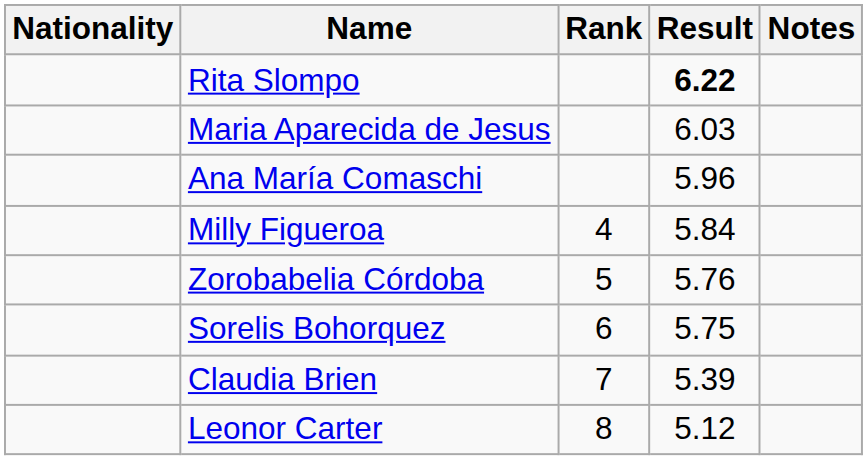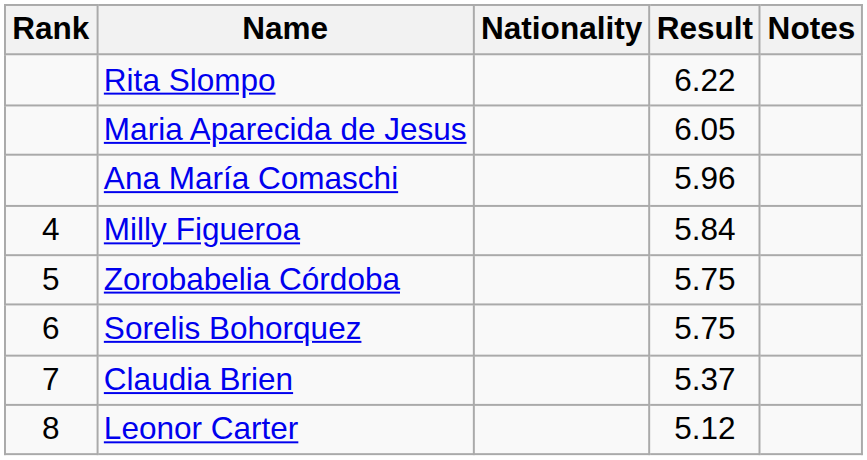columns swapped: (604, 29) <-> (93, 29)
(705, 79) bold -> (705, 79) normal
(705, 129) 6.03 -> (705, 129) 6.05
(705, 279) 5.76 -> (705, 279) 5.75
(705, 379) 5.39 -> (705, 379) 5.37
